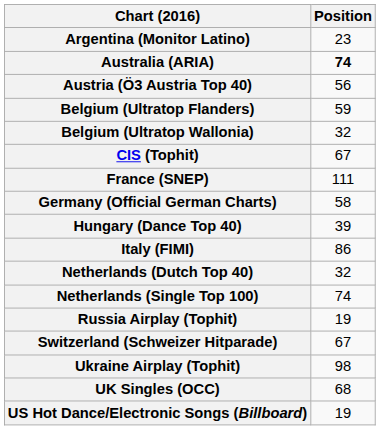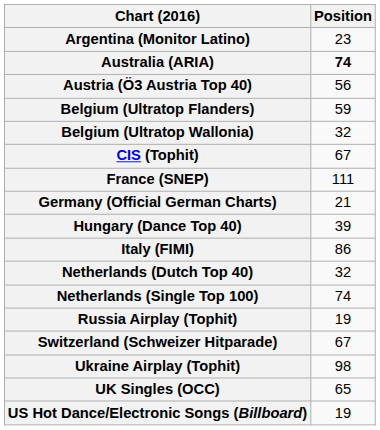(343, 202) 58 -> (343, 202) 21
(343, 389) 68 -> (343, 389) 65
